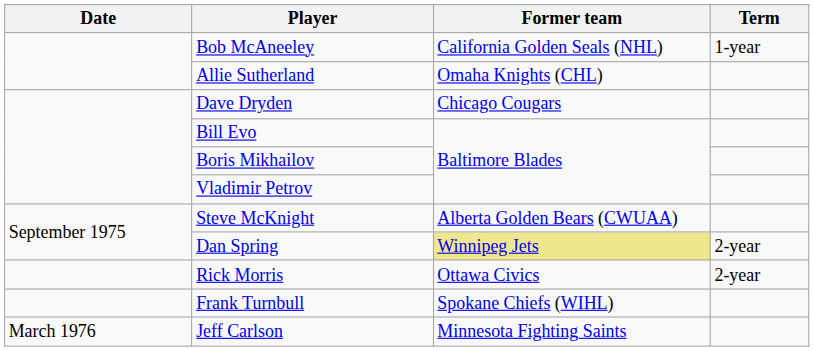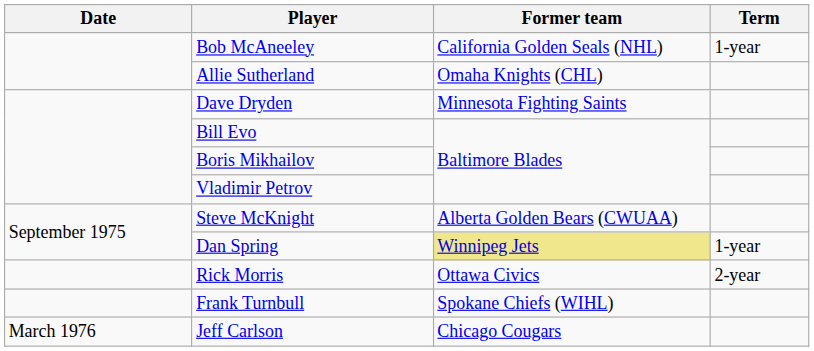(499, 103) Chicago Cougars -> (532, 103) Minnesota Fighting Saints
(737, 246) 2-year -> (737, 246) 1-year
(532, 331) Minnesota Fighting Saints -> (499, 331) Chicago Cougars
